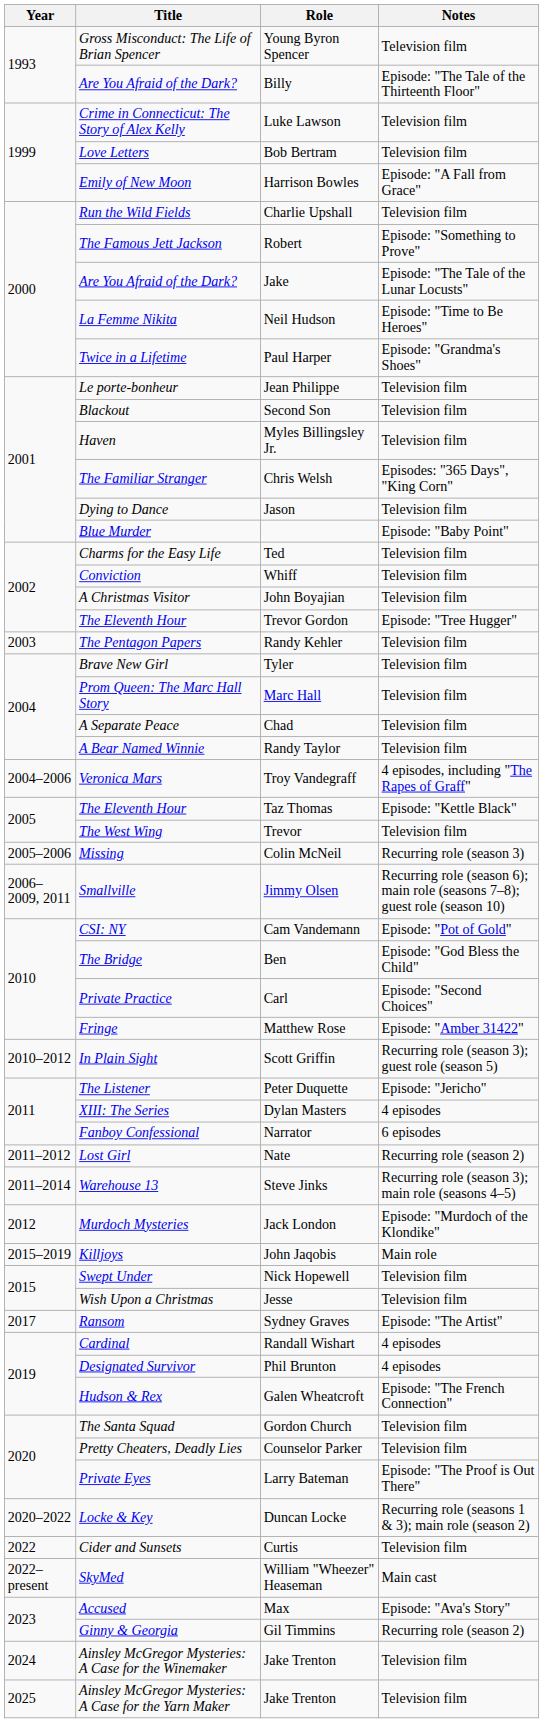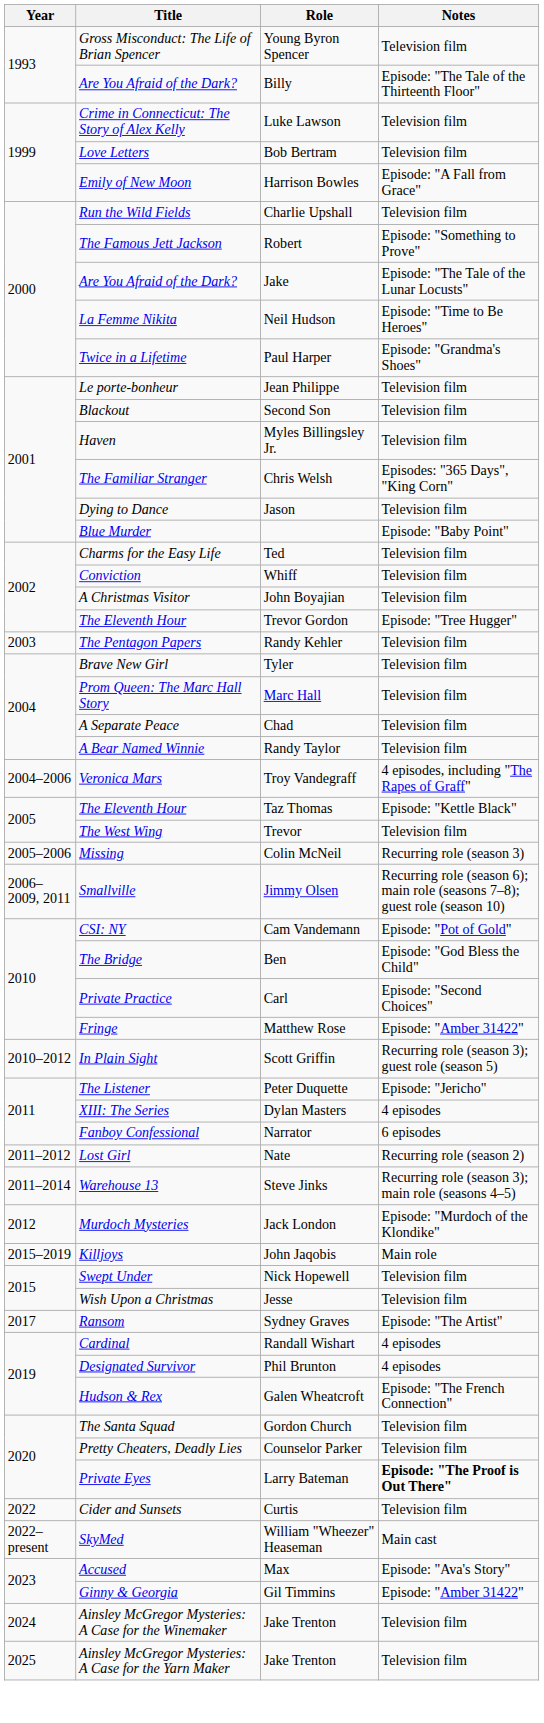(458, 1479) normal -> (450, 1479) bold
- row: (116, 1517)
(453, 1630) Recurring role (season 2) -> (453, 1592) Episode: "Amber 31422"
